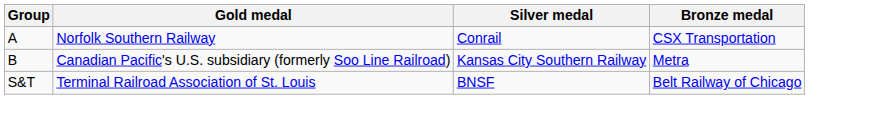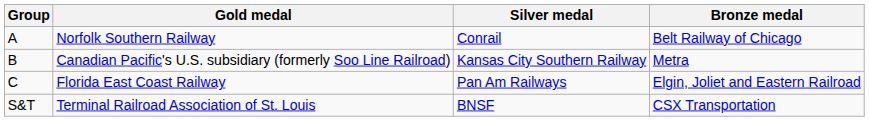(714, 37) CSX Transportation -> (727, 37) Belt Railway of Chicago
+ row: (141, 82)
(727, 82) Belt Railway of Chicago -> (714, 104) CSX Transportation
